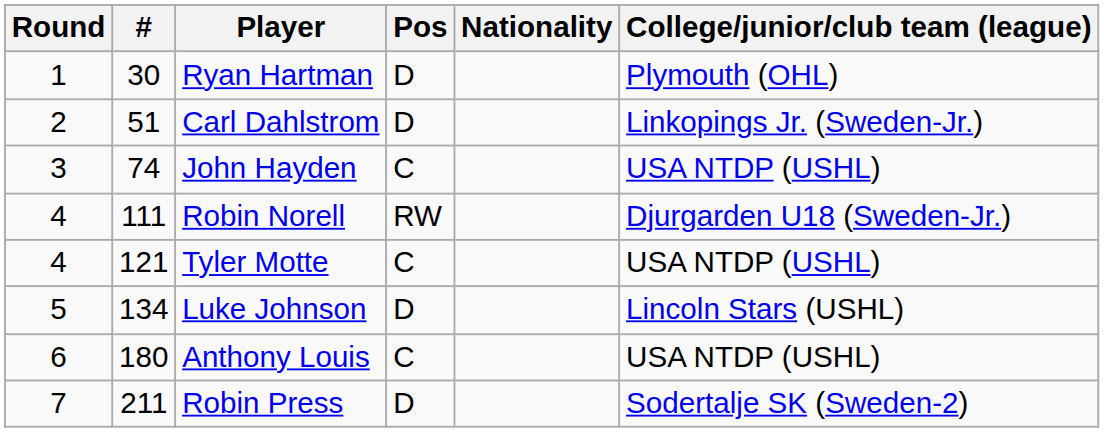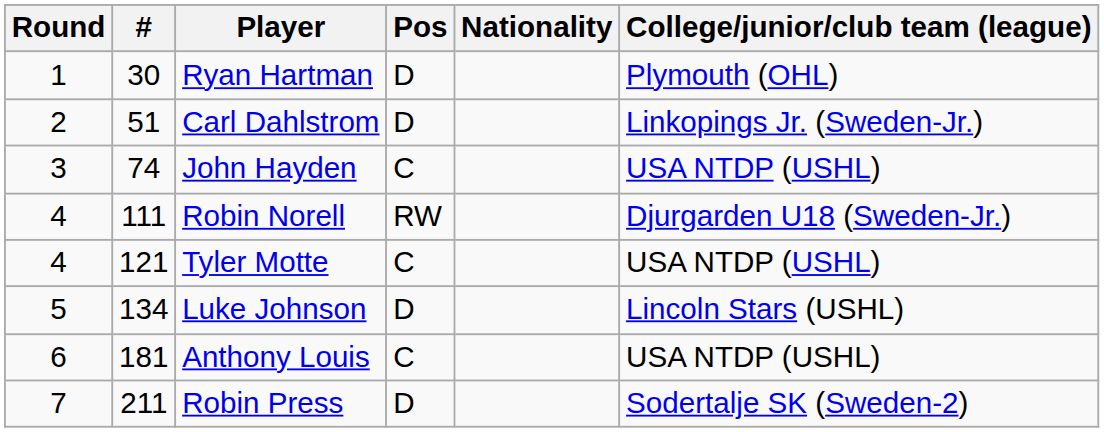(144, 356) 180 -> (144, 356) 181
